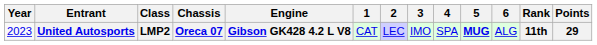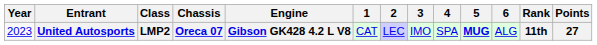(572, 31) 29 -> (572, 31) 27
